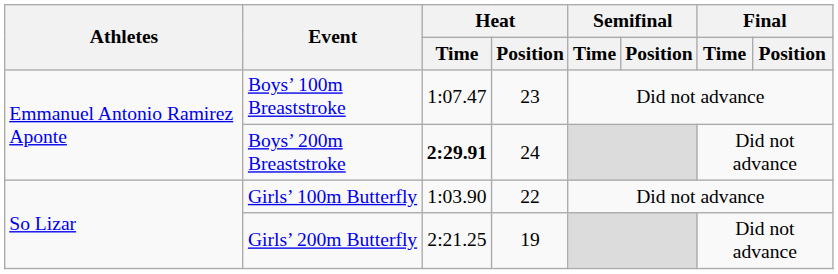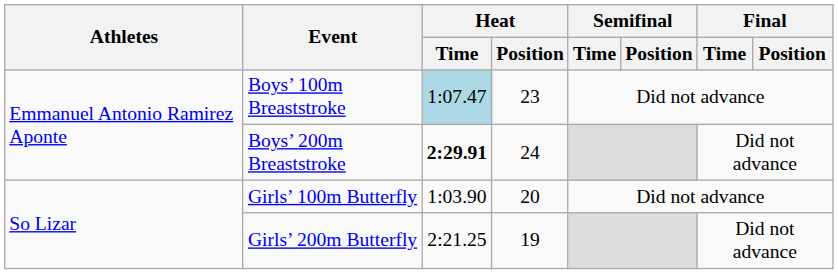(457, 97) no background -> (457, 97) lightblue background
(530, 196) 22 -> (530, 196) 20
